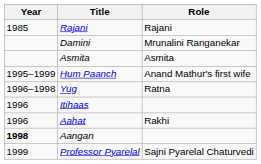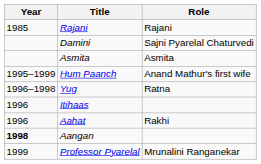(192, 43) Mrunalini Ranganekar -> (199, 43) Sajni Pyarelal Chaturvedi
(199, 151) Sajni Pyarelal Chaturvedi -> (192, 151) Mrunalini Ranganekar
